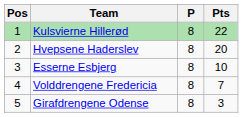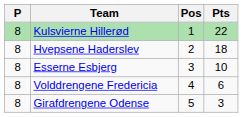columns swapped: (17, 13) <-> (191, 13)
(221, 49) 20 -> (221, 49) 18
(221, 85) 7 -> (221, 85) 6
